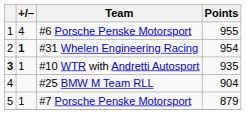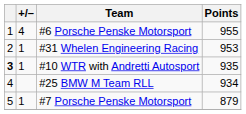(21, 48) bold -> (21, 48) normal
(229, 48) 954 -> (229, 48) 953
(229, 84) 904 -> (229, 84) 934
